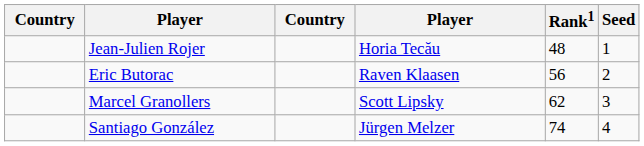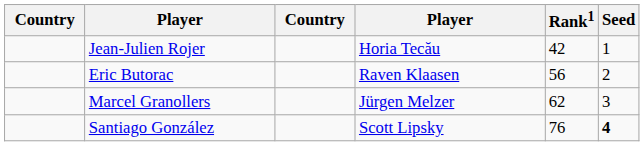(557, 48) 48 -> (557, 48) 42
(401, 101) Scott Lipsky -> (407, 101) Jürgen Melzer
(407, 127) Jürgen Melzer -> (401, 127) Scott Lipsky
(557, 127) 74 -> (557, 127) 76
(606, 127) normal -> (606, 127) bold
